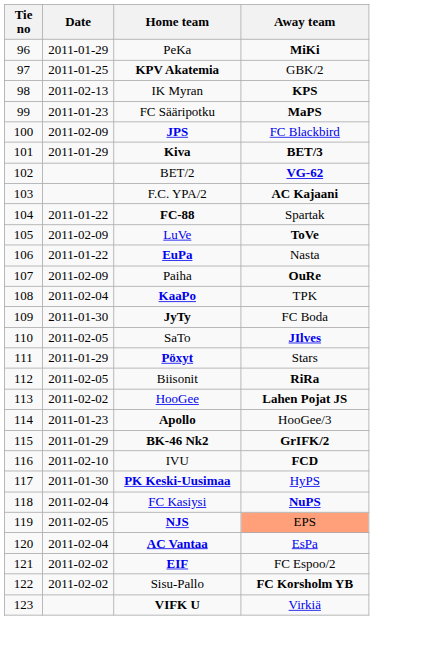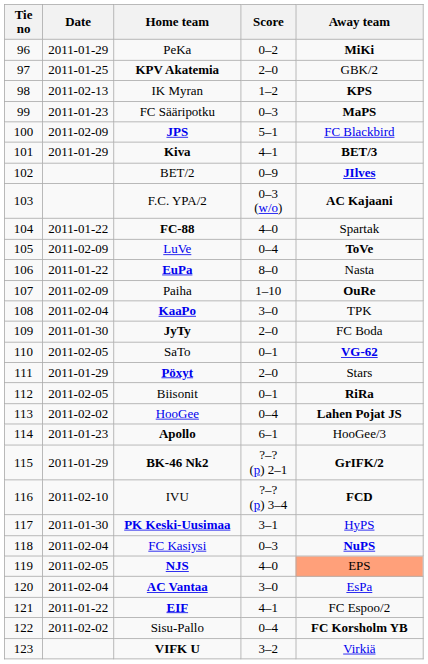+ column: (268, 22)
(305, 173) VG-62 -> (359, 173) JIlves
(305, 337) JIlves -> (359, 352) VG-62
(78, 563) 2011-02-02 -> (78, 607) 2011-01-22
